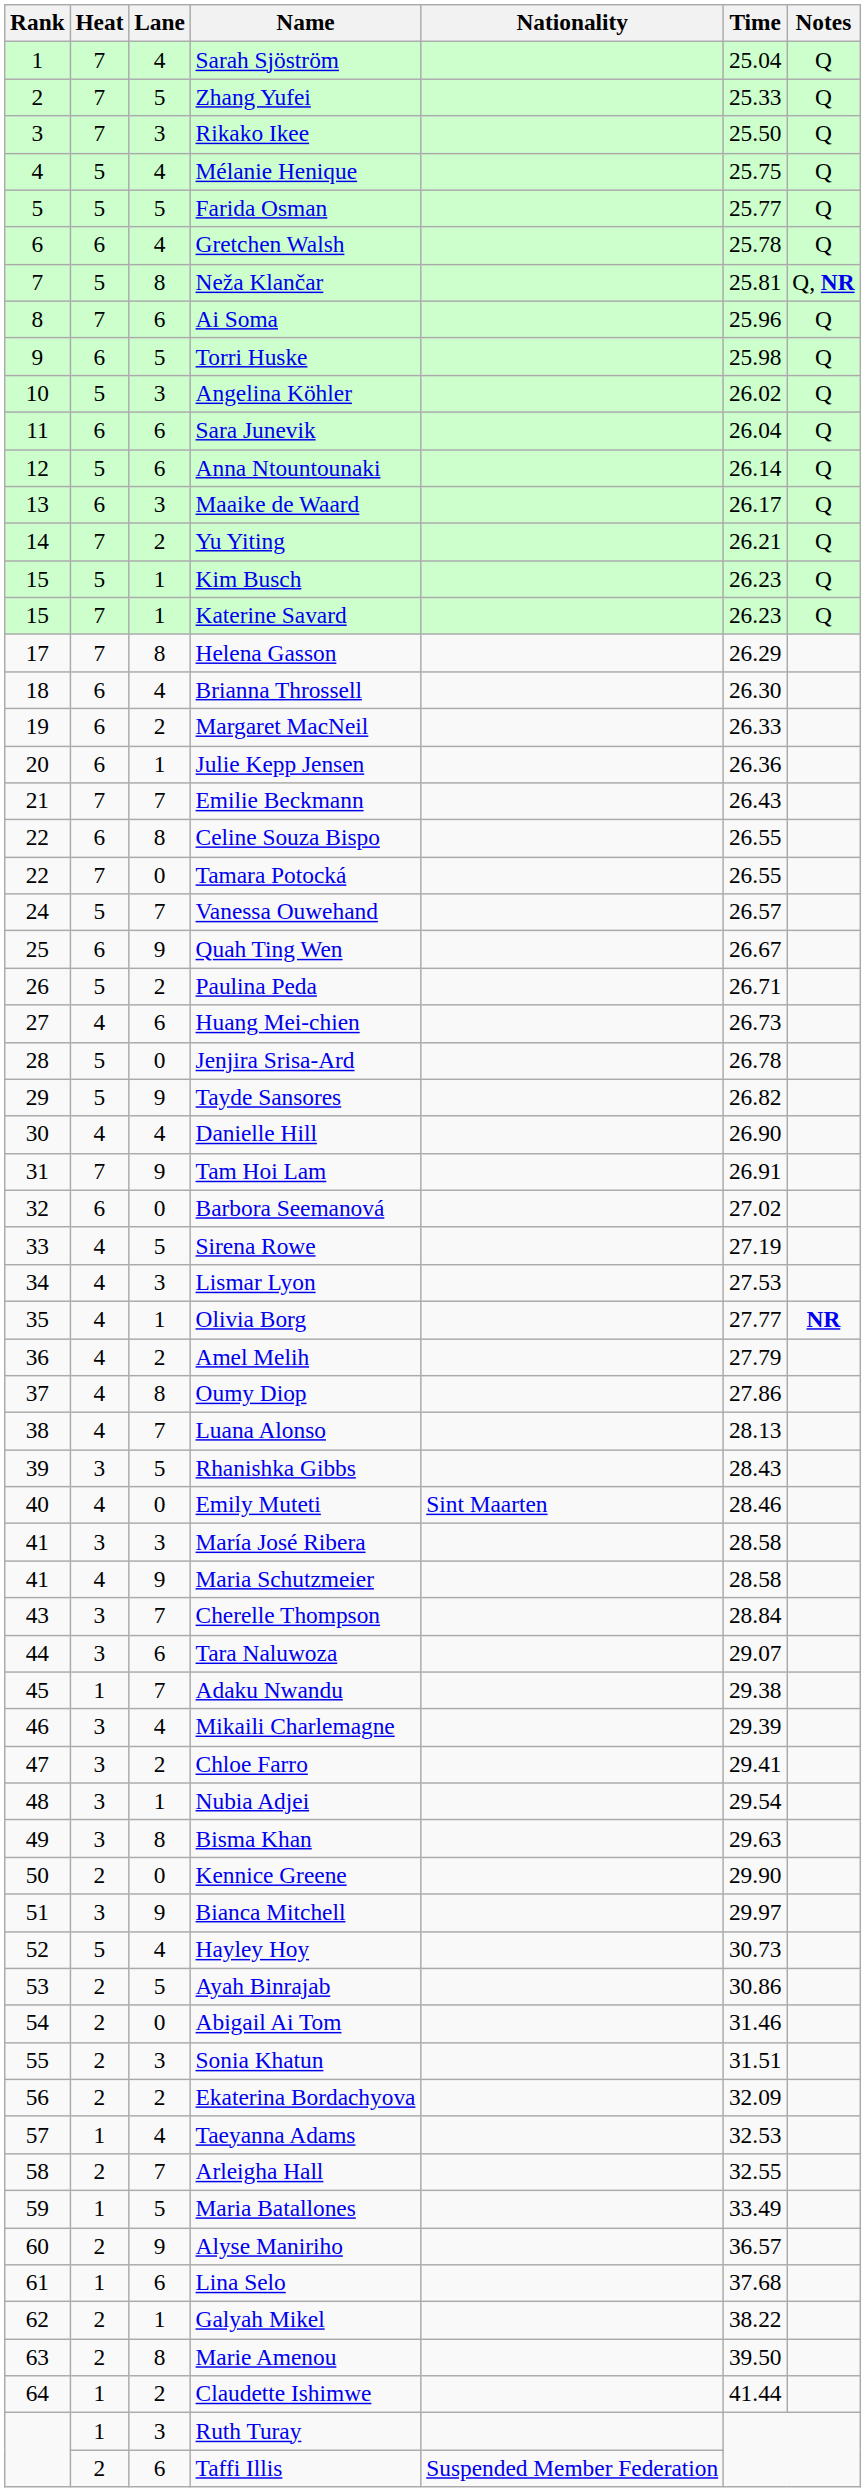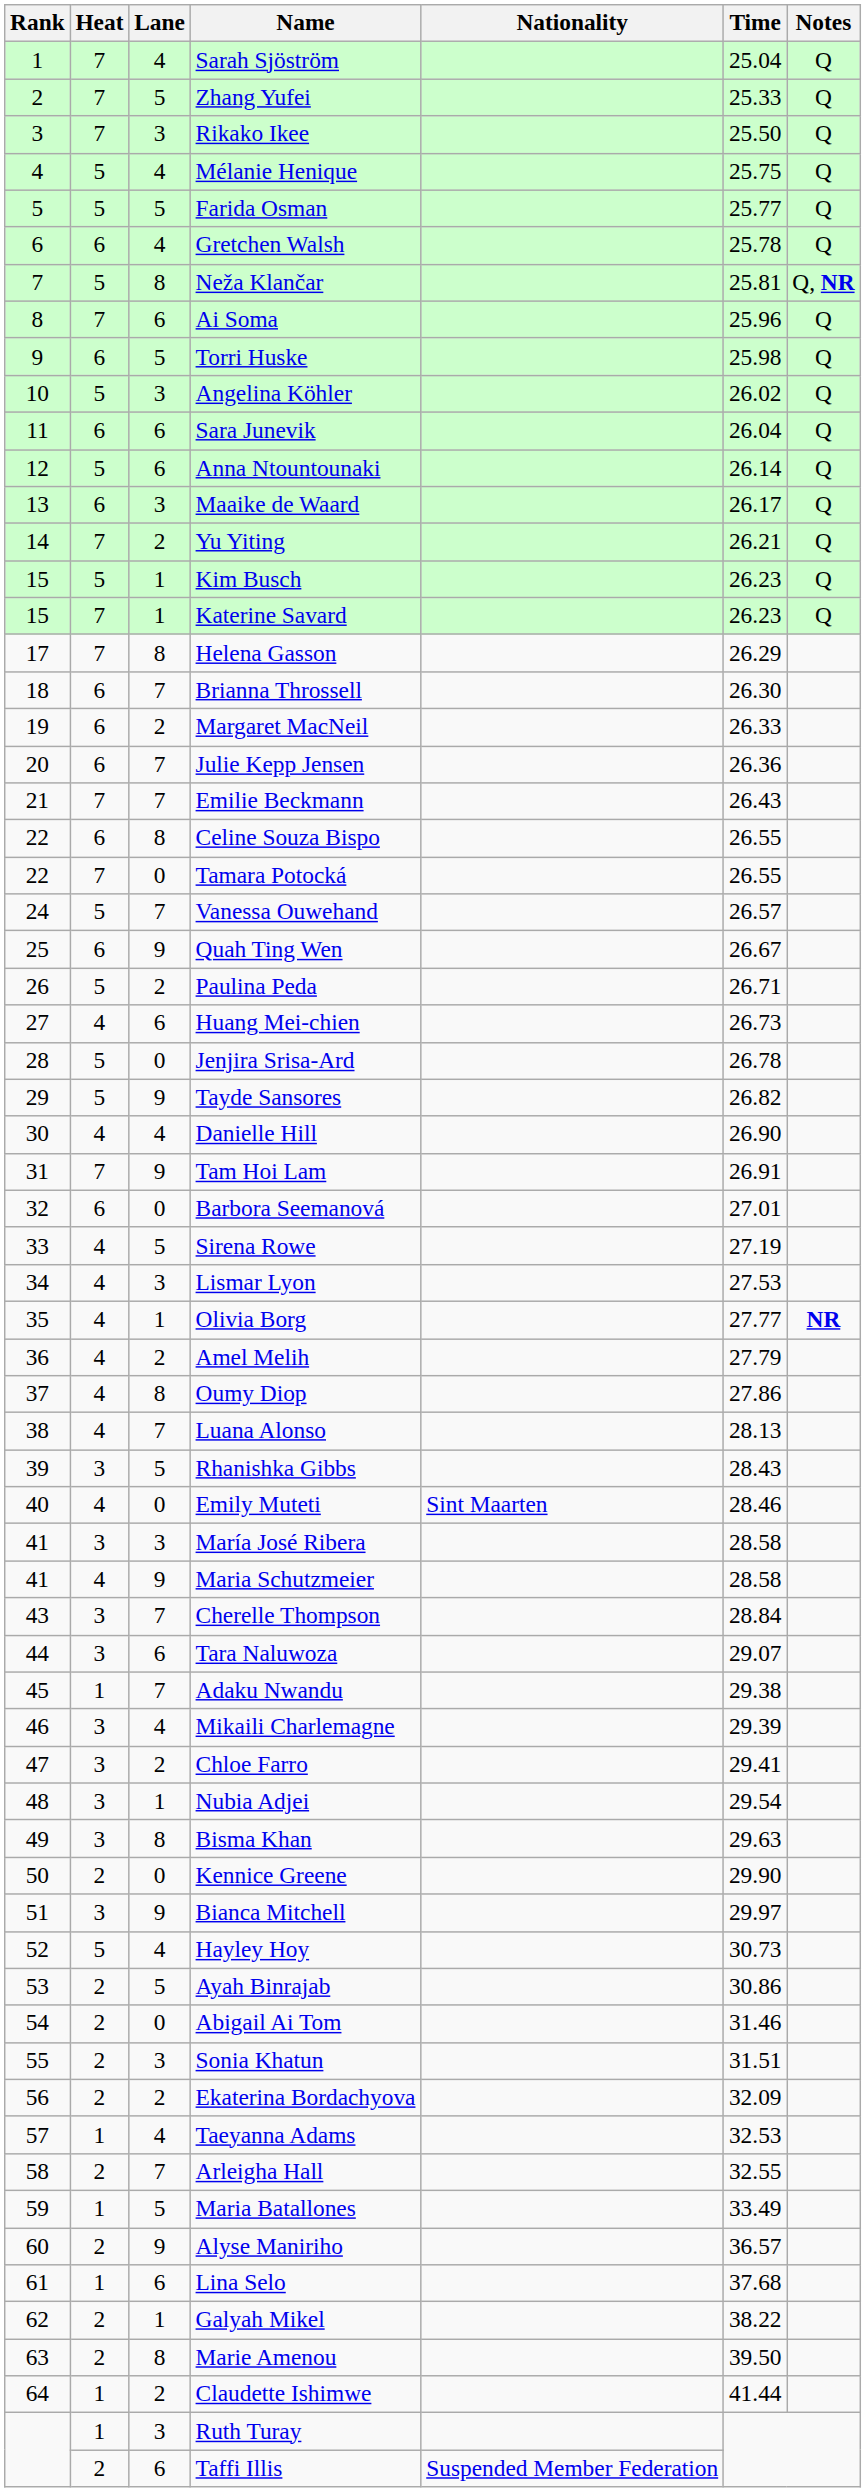(159, 689) 4 -> (159, 689) 7
(159, 763) 1 -> (159, 763) 7
(755, 1208) 27.02 -> (755, 1208) 27.01
